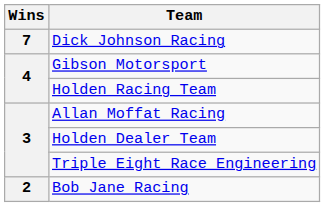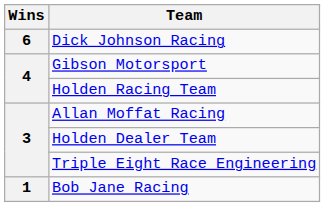(26, 42) 7 -> (26, 42) 6
(26, 189) 2 -> (26, 189) 1
